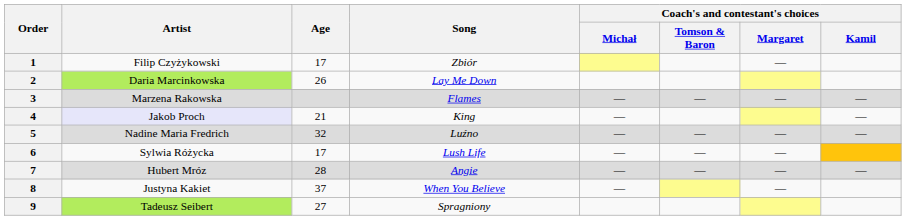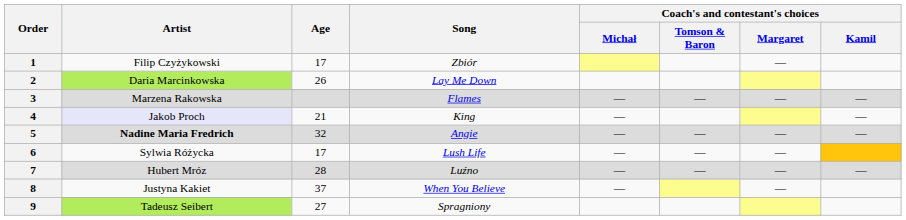(177, 134) normal -> (177, 134) bold
(464, 134) Luźno -> (464, 134) Angie
(464, 170) Angie -> (464, 170) Luźno
